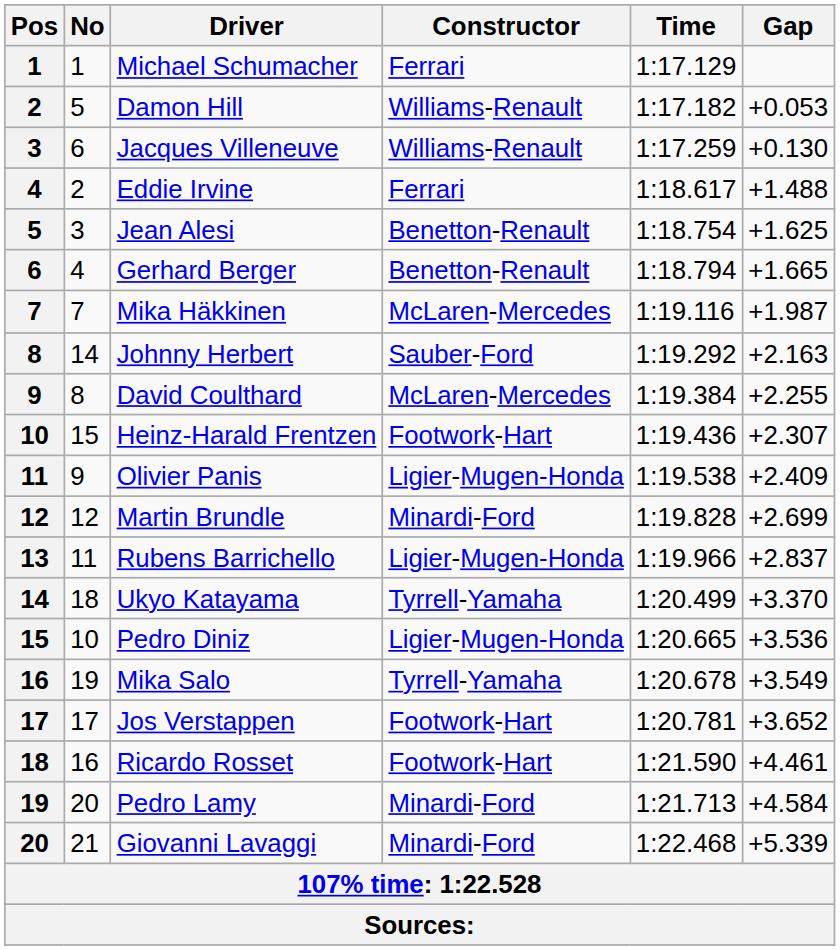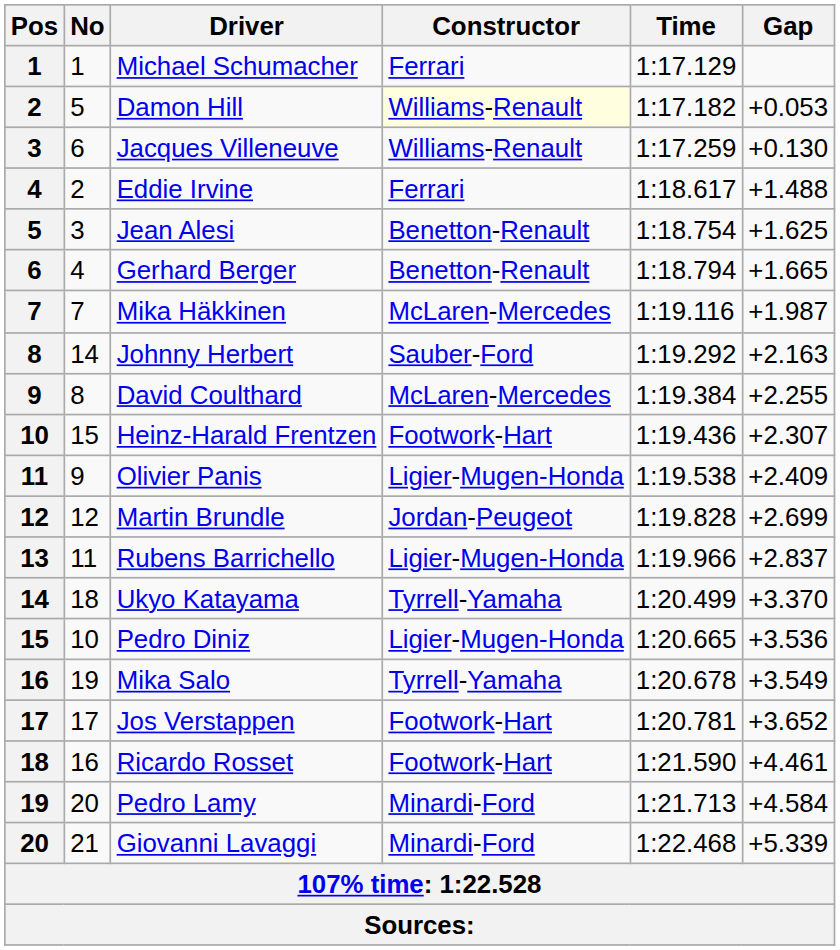(485, 107) no background -> (485, 107) lightyellow background
(462, 516) Minardi-Ford -> (480, 516) Jordan-Peugeot
